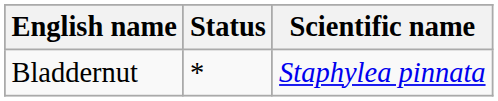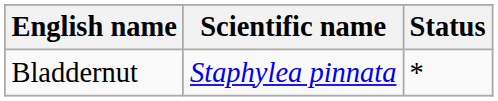columns swapped: (382, 27) <-> (228, 27)
